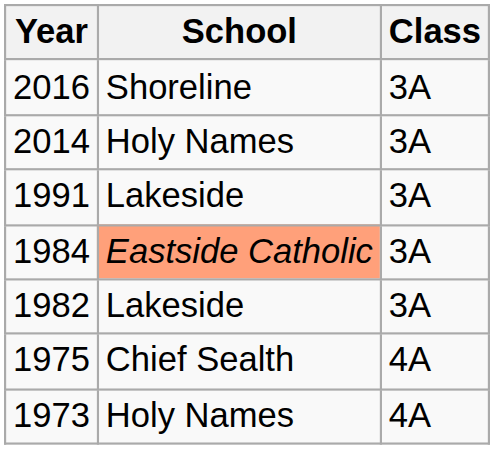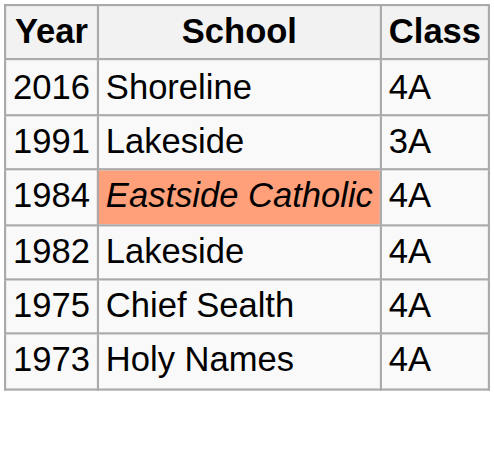(410, 86) 3A -> (410, 86) 4A
- row: (51, 141)
(410, 251) 3A -> (410, 196) 4A
(410, 305) 3A -> (410, 251) 4A
